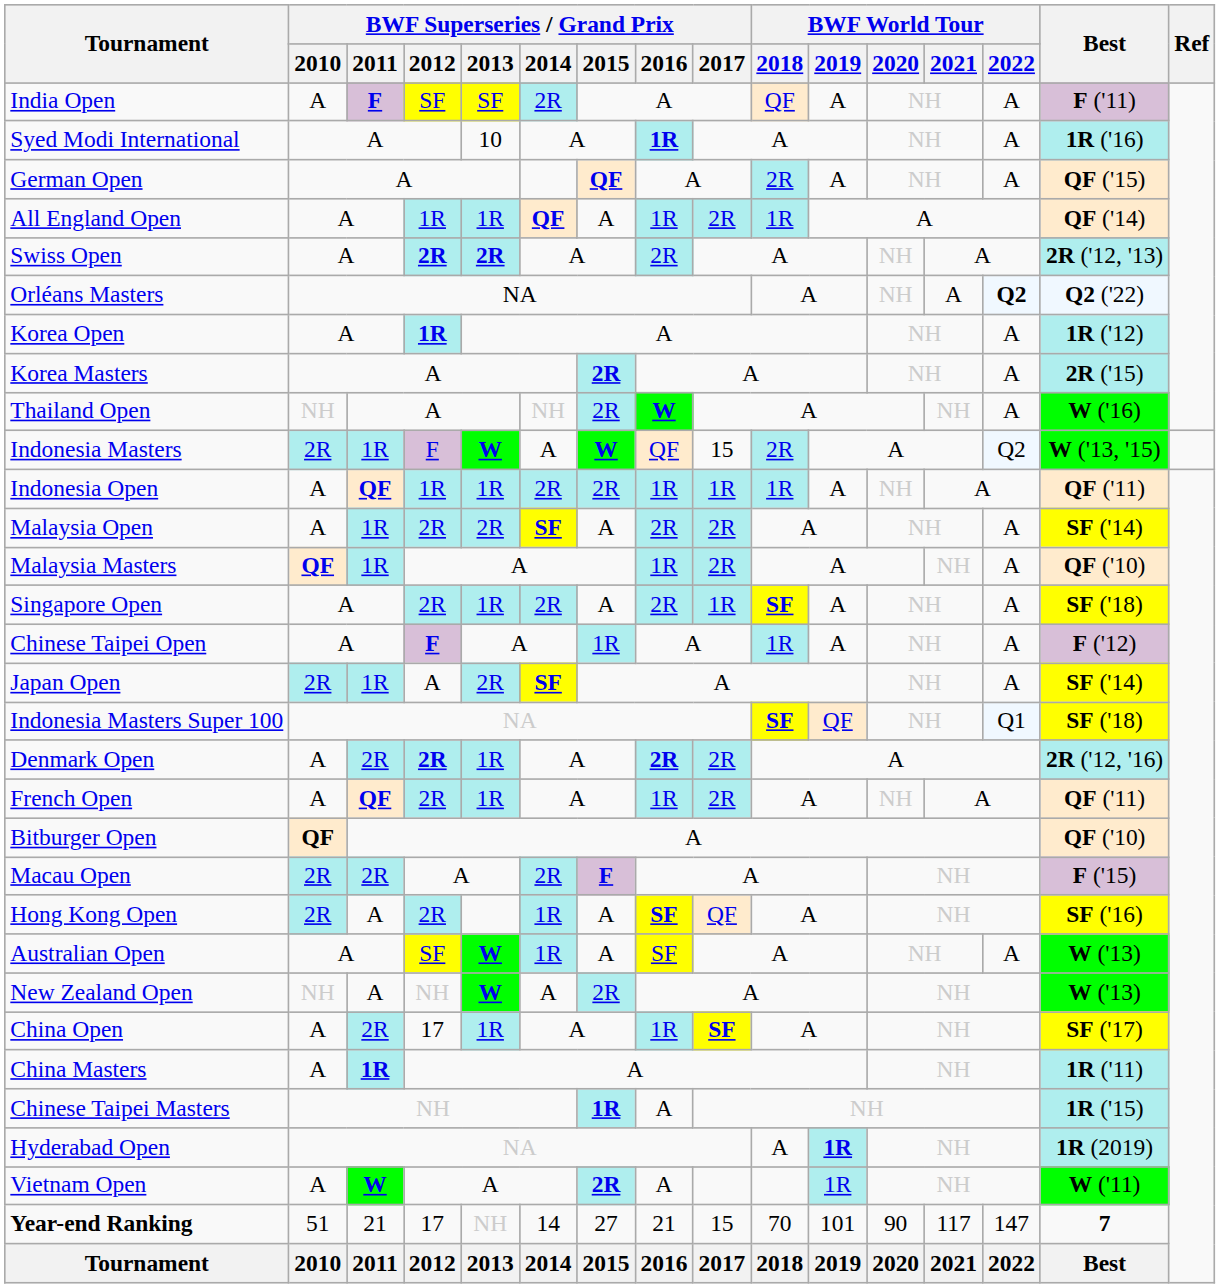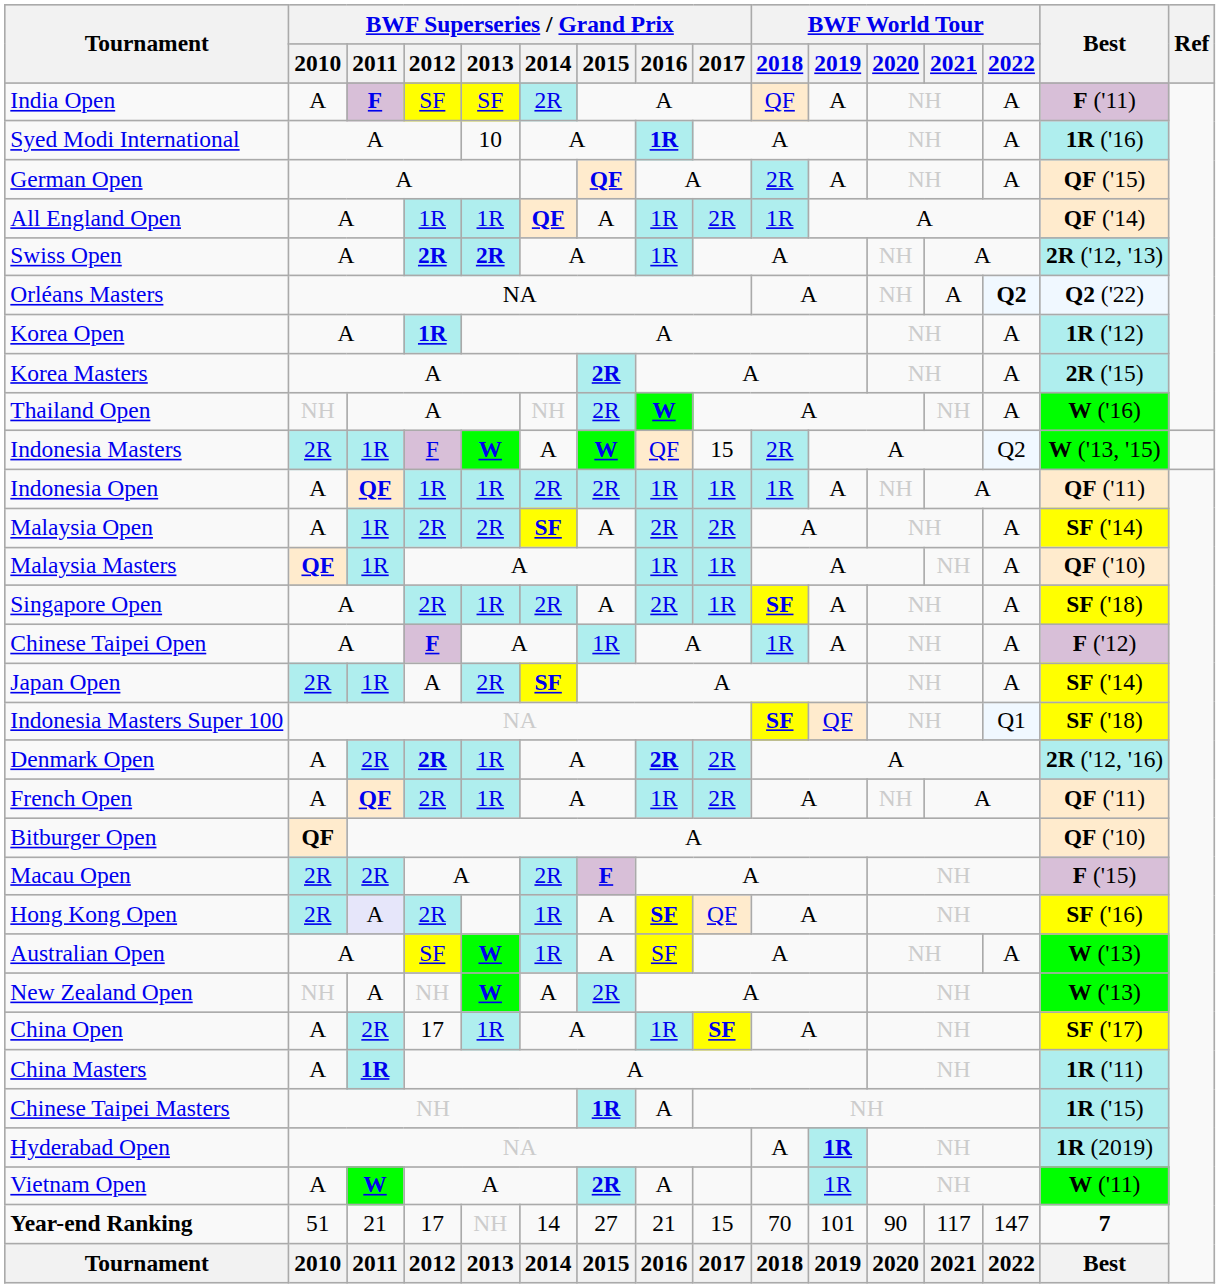(664, 256) 2R -> (664, 256) 1R
(722, 566) 2R -> (722, 566) 1R
(375, 914) no background -> (375, 914) lavender background
